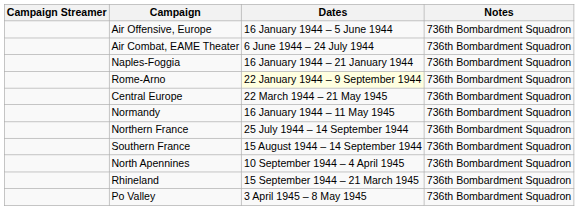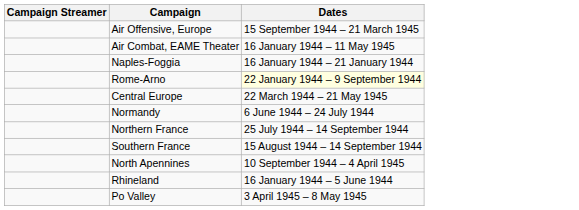- column: (499, 12)
(318, 29) 16 January 1944 – 5 June 1944 -> (331, 29) 15 September 1944 – 21 March 1945
(309, 46) 6 June 1944 – 24 July 1944 -> (319, 46) 16 January 1944 – 11 May 1945
(319, 113) 16 January 1944 – 11 May 1945 -> (309, 113) 6 June 1944 – 24 July 1944
(331, 180) 15 September 1944 – 21 March 1945 -> (318, 180) 16 January 1944 – 5 June 1944
